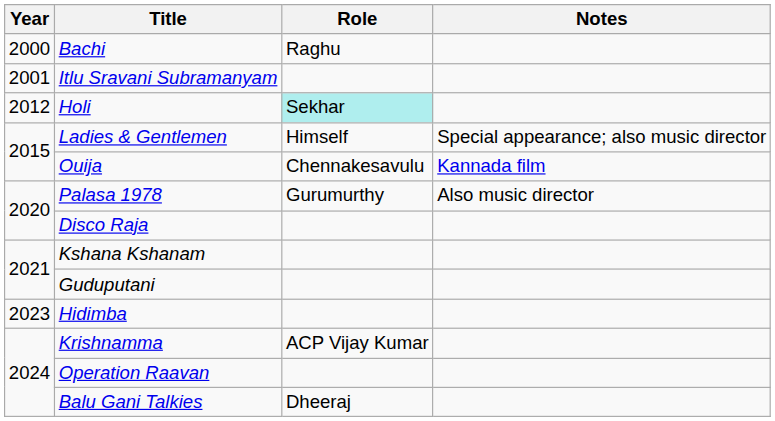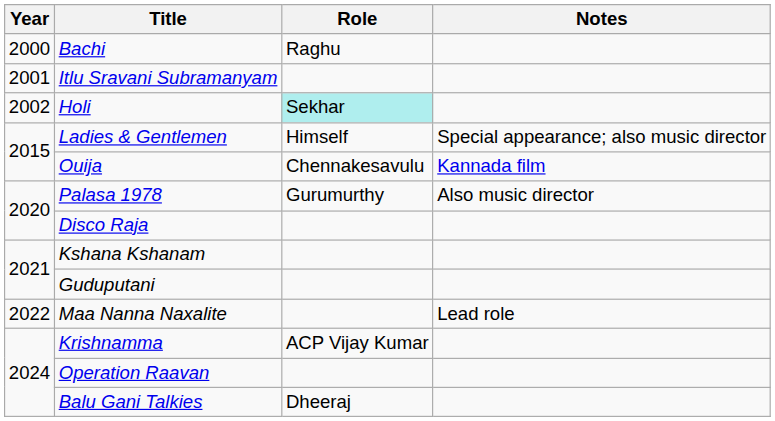(30, 107) 2012 -> (30, 107) 2002
+ row: (143, 313)
- row: (93, 313)
